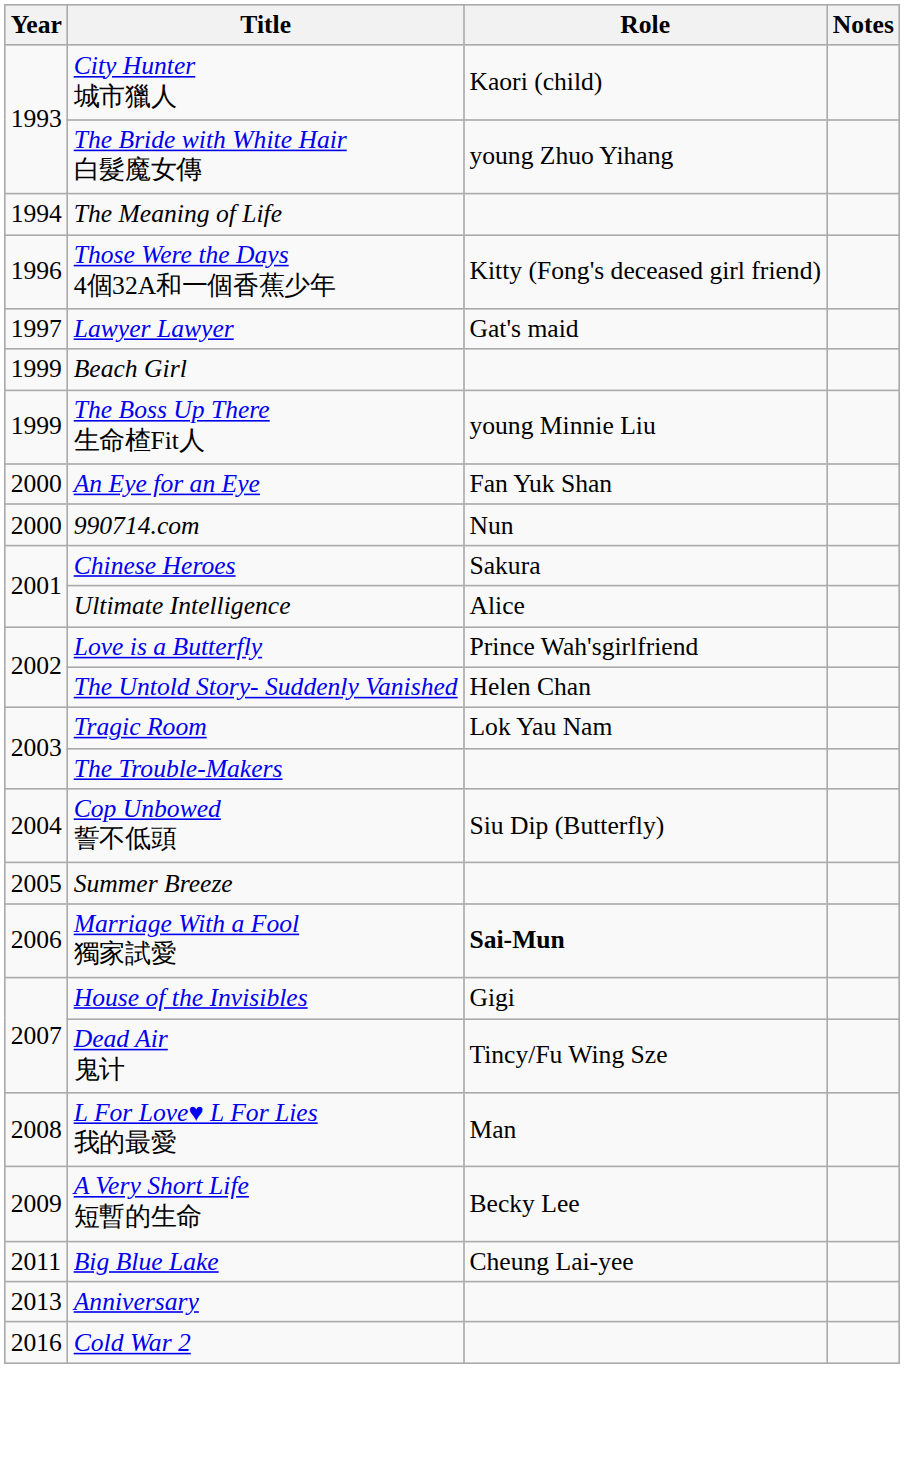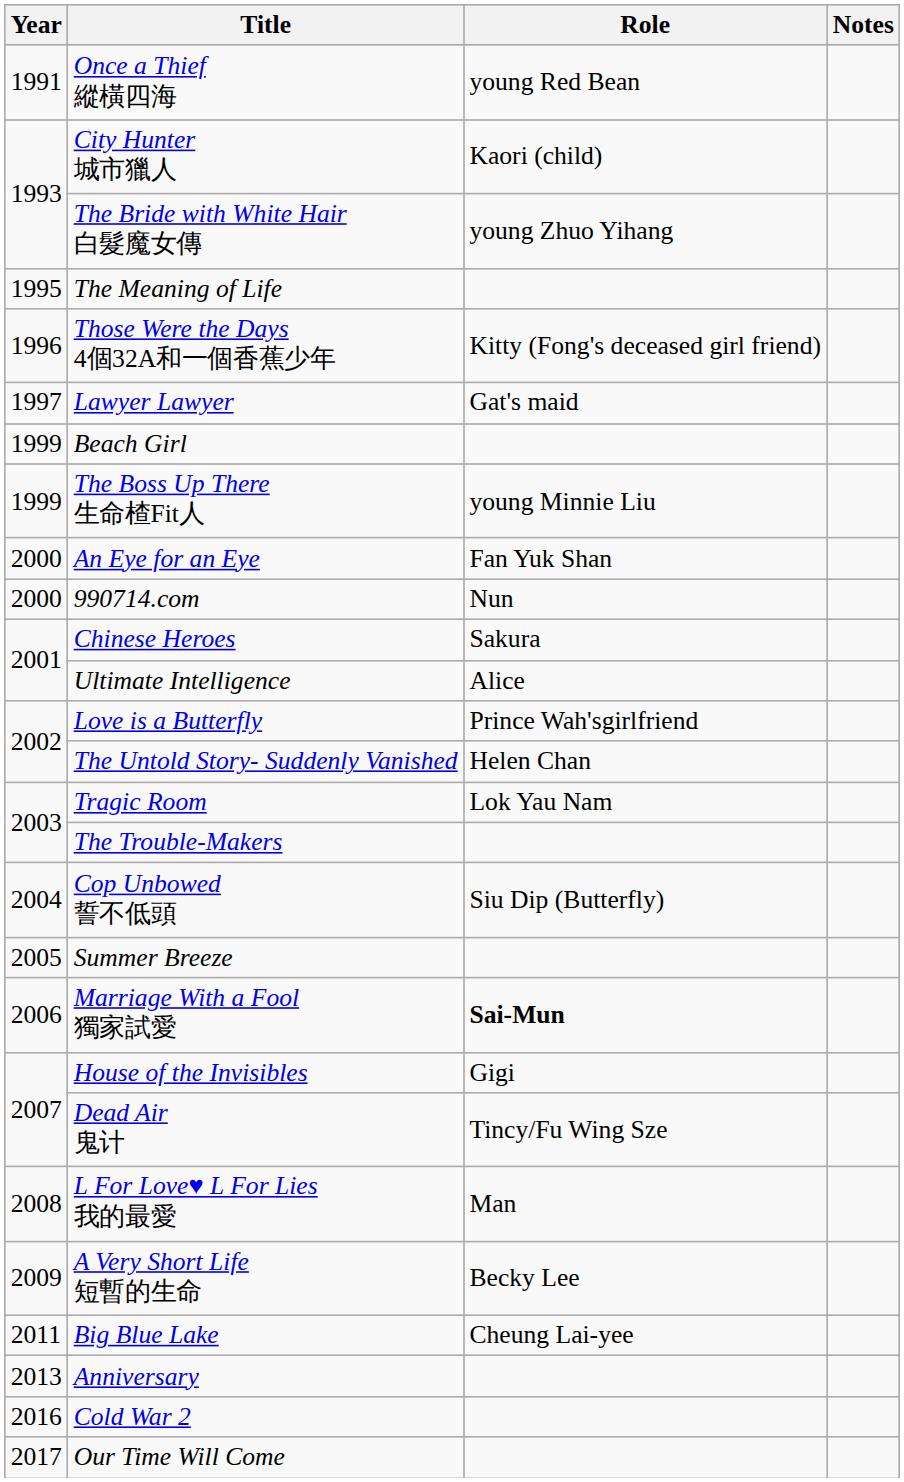+ row: (140, 80)
(36, 213) 1994 -> (36, 288) 1995
+ row: (179, 1456)
